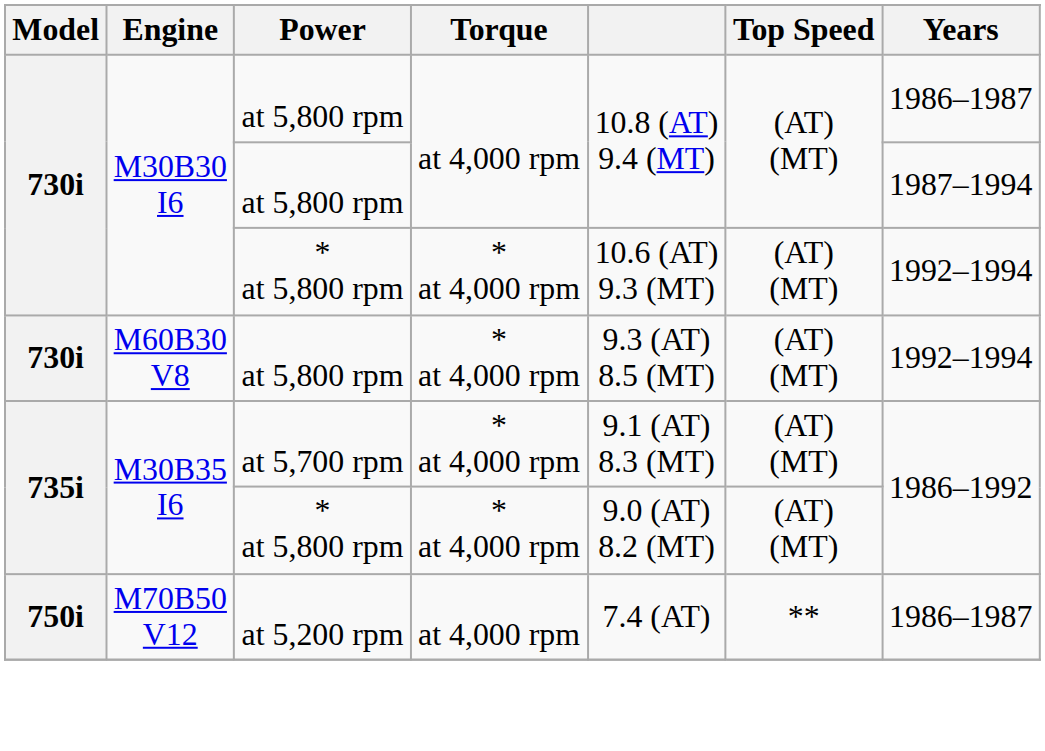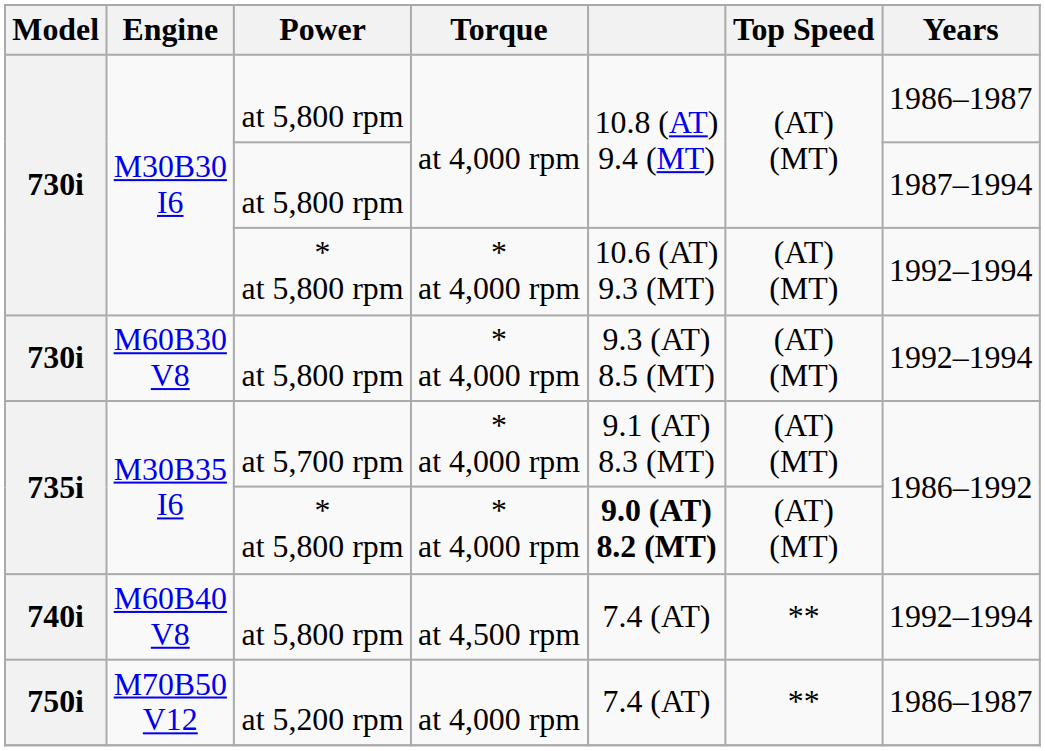(657, 529) normal -> (657, 529) bold
+ row: (170, 616)
